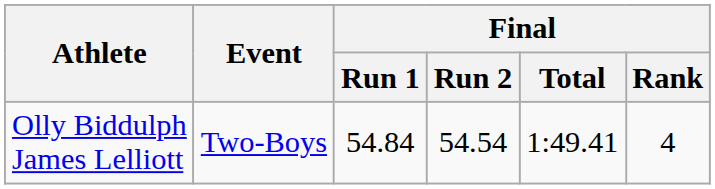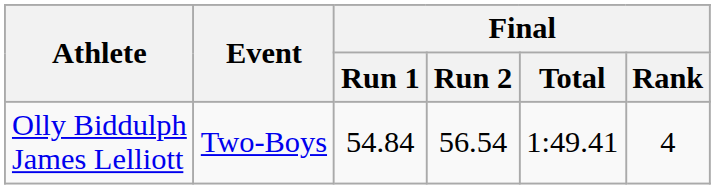(473, 142) 54.54 -> (473, 142) 56.54
